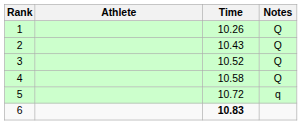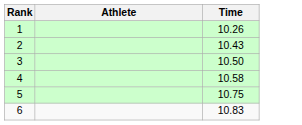- column: (278, 12)
(231, 62) 10.52 -> (231, 62) 10.50
(231, 95) 10.72 -> (231, 95) 10.75
(231, 111) bold -> (231, 111) normal
